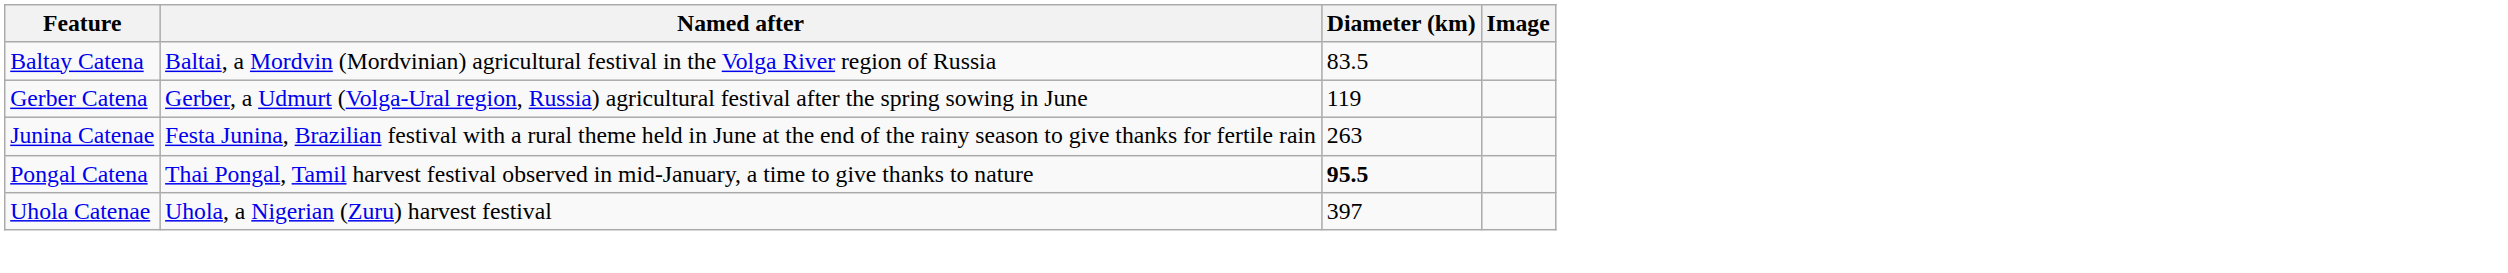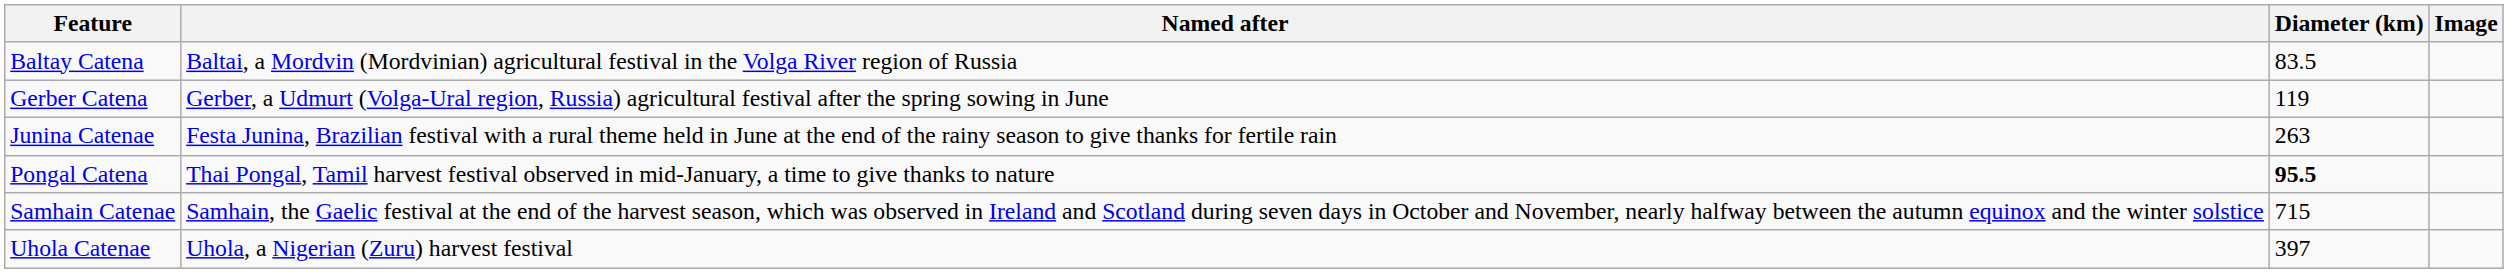+ row: (93, 211)
